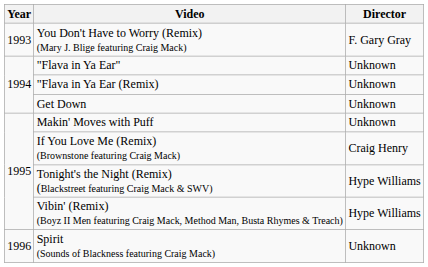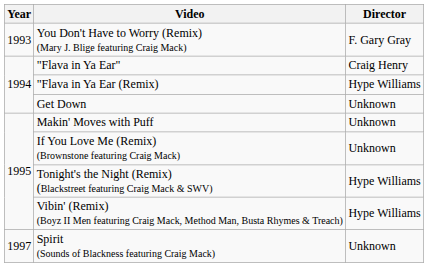(372, 65) Unknown -> (378, 65) Craig Henry
(372, 84) Unknown -> (385, 84) Hype Williams
(378, 148) Craig Henry -> (372, 148) Unknown
(19, 246) 1996 -> (19, 246) 1997
